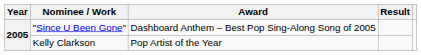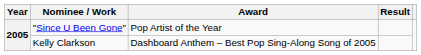(253, 27) Dashboard Anthem – Best Pop Sing-Along Song of 2005 -> (176, 27) Pop Artist of the Year
(176, 43) Pop Artist of the Year -> (253, 43) Dashboard Anthem – Best Pop Sing-Along Song of 2005
